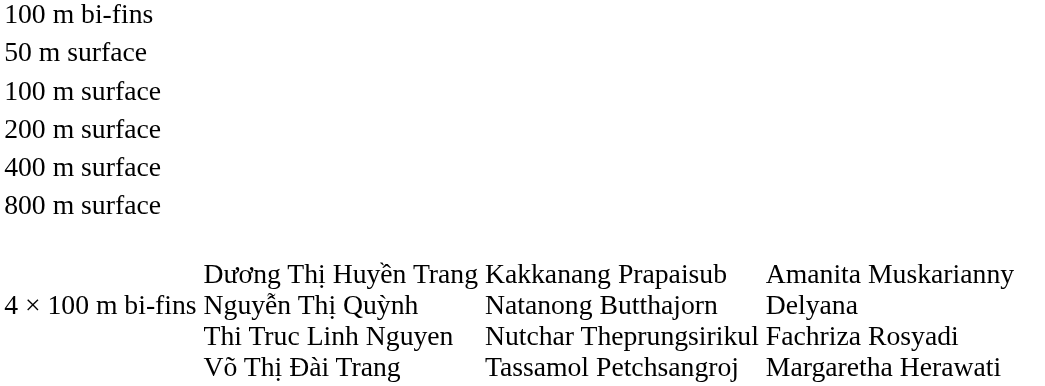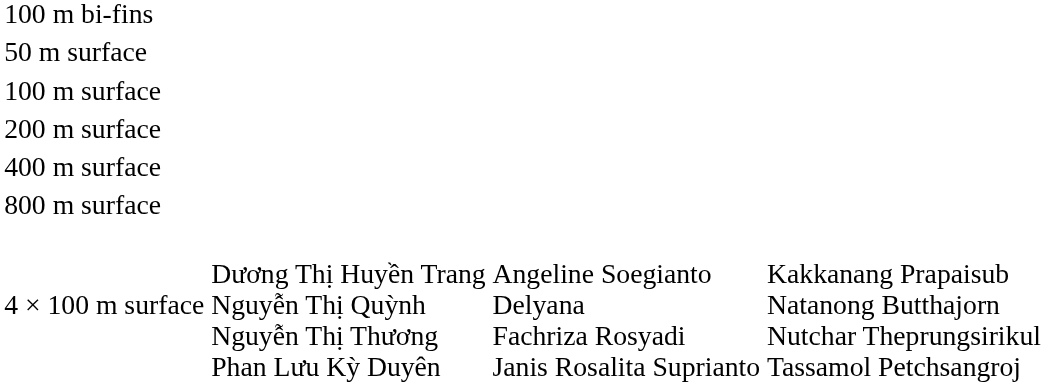- row: (100, 305)
+ row: (104, 305)
